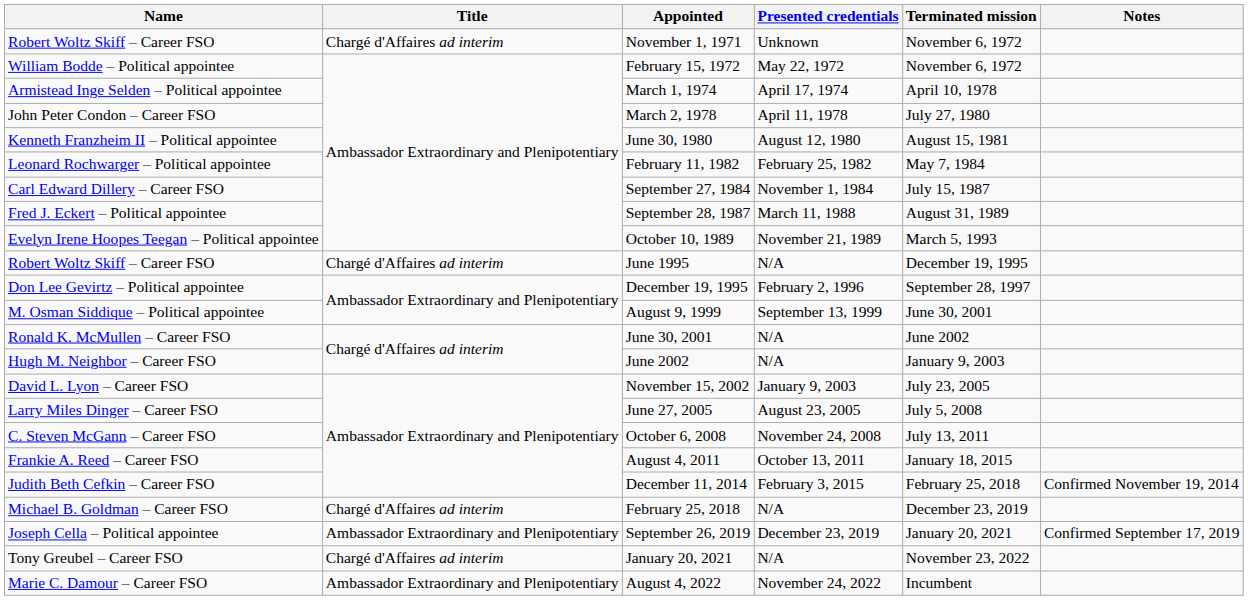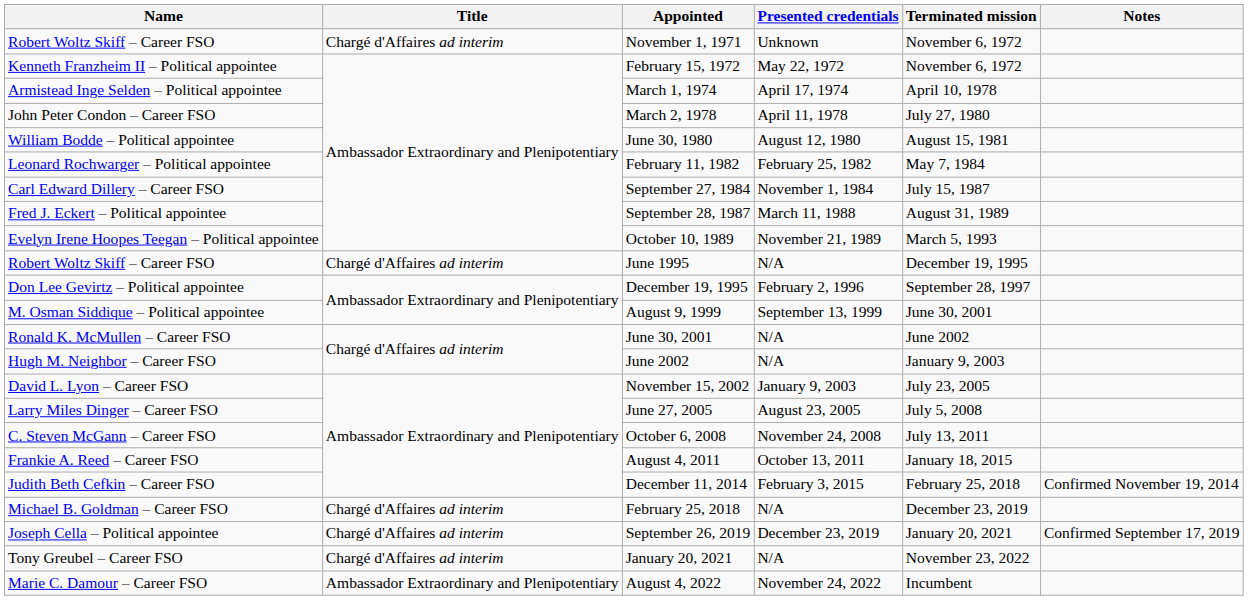(121, 66) William Bodde – Political appointee -> (142, 66) Kenneth Franzheim II – Political appointee
(142, 139) Kenneth Franzheim II – Political appointee -> (121, 139) William Bodde – Political appointee
(472, 533) Ambassador Extraordinary and Plenipotentiary -> (415, 533) Chargé d'Affaires ad interim
